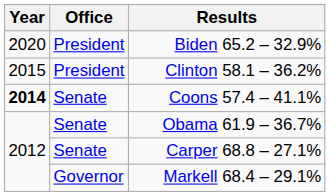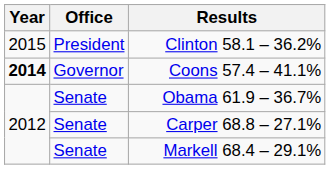- row: (248, 44)
(80, 97) Senate -> (89, 71) Governor
(89, 177) Governor -> (80, 151) Senate
